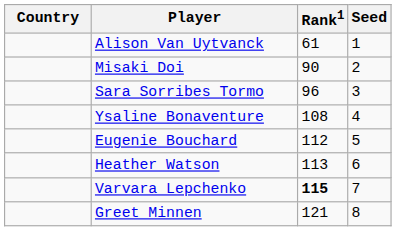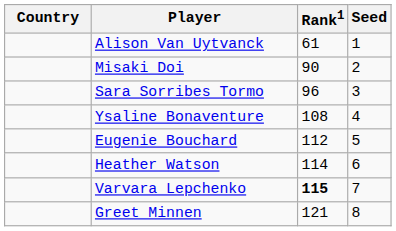(315, 165) 113 -> (315, 165) 114
